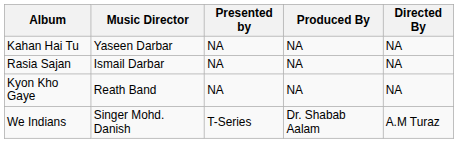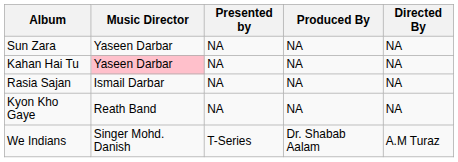+ row: (31, 45)
(133, 45) no background -> (133, 64) pink background
